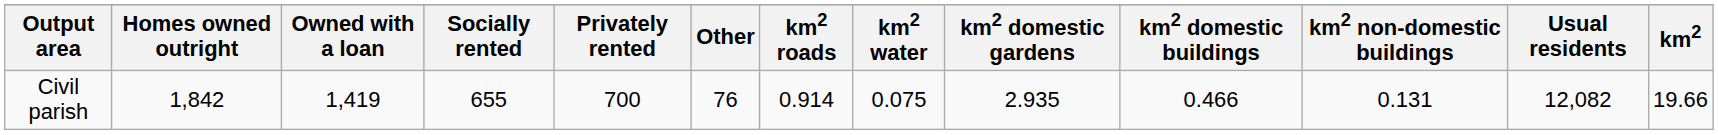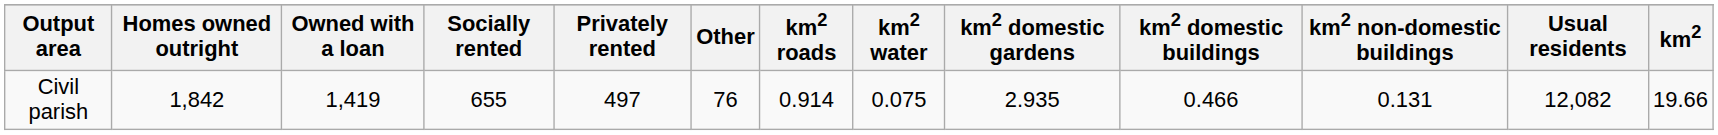(622, 99) 700 -> (622, 99) 497
